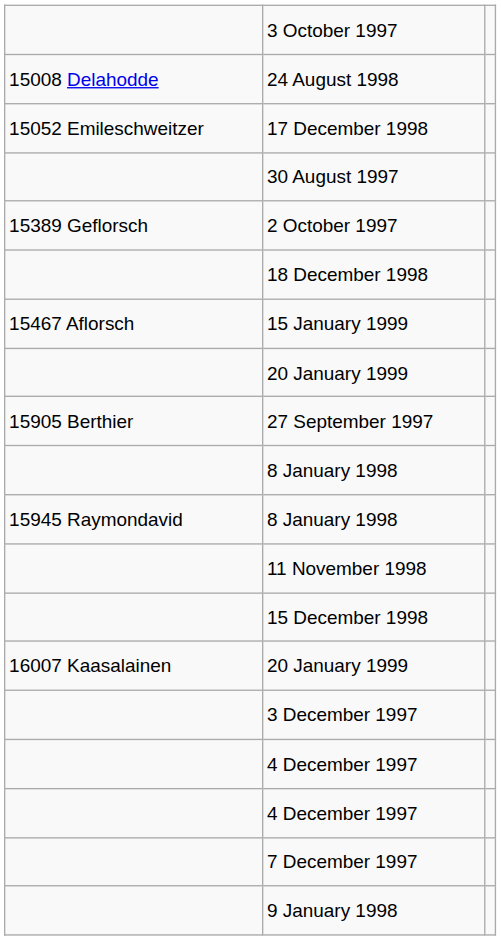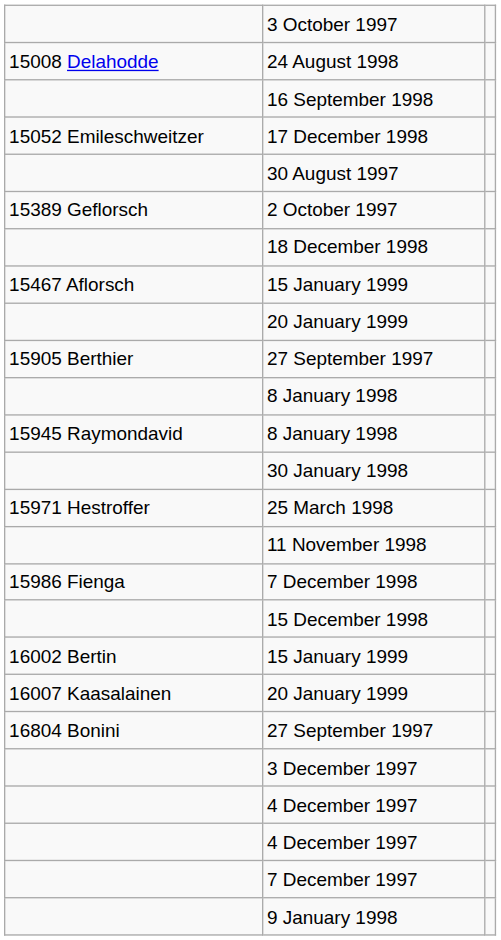+ row: (134, 99)
+ row: (134, 470)
+ row: (79, 507)
+ row: (67, 582)
+ row: (63, 656)
+ row: (64, 731)
